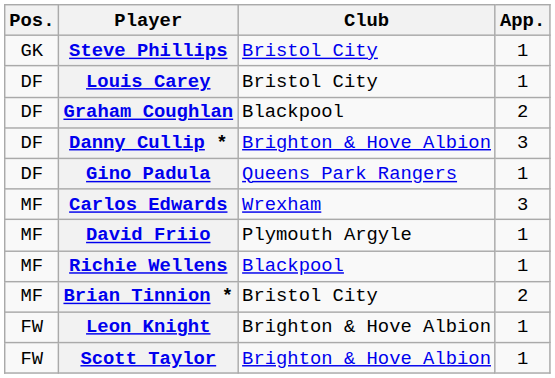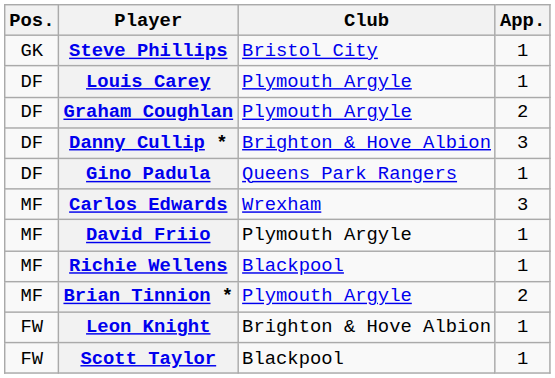(310, 82) Bristol City -> (327, 82) Plymouth Argyle
(293, 112) Blackpool -> (327, 112) Plymouth Argyle
(310, 297) Bristol City -> (327, 297) Plymouth Argyle
(367, 358) Brighton & Hove Albion -> (293, 358) Blackpool
